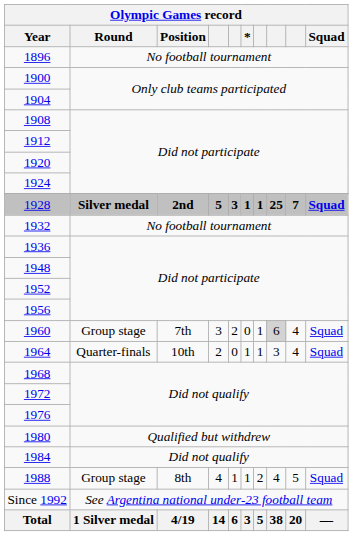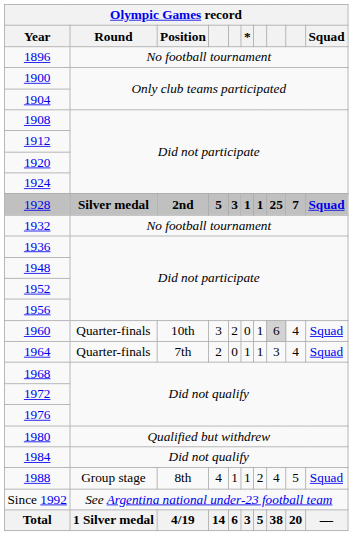(113, 330) Group stage -> (113, 330) Quarter-finals
(183, 330) 7th -> (183, 330) 10th
(183, 352) 10th -> (183, 352) 7th
